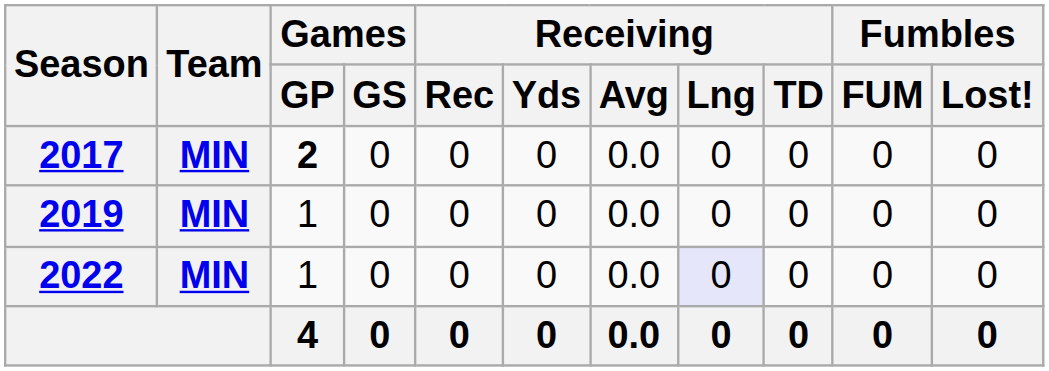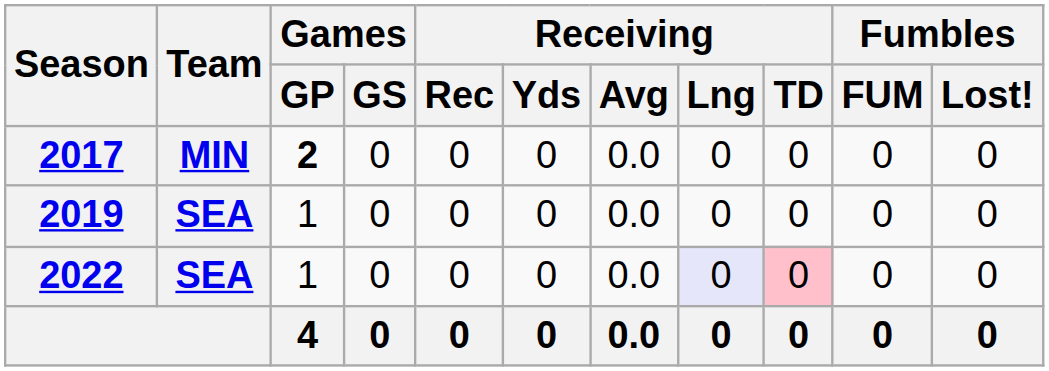(214, 214) MIN -> (214, 214) SEA
(214, 275) MIN -> (214, 275) SEA
(799, 275) no background -> (799, 275) pink background
